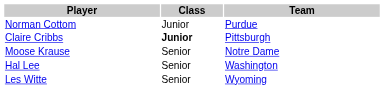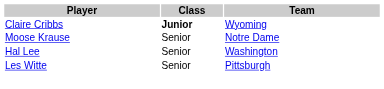- row: (40, 24)
(248, 38) Pittsburgh -> (246, 24) Wyoming
(246, 80) Wyoming -> (248, 66) Pittsburgh
